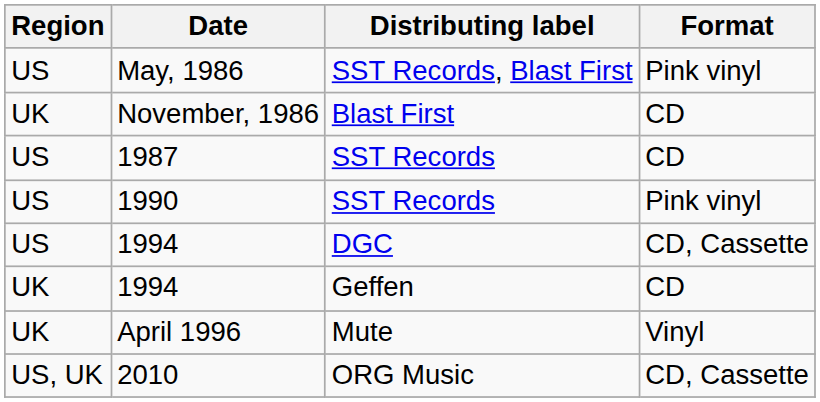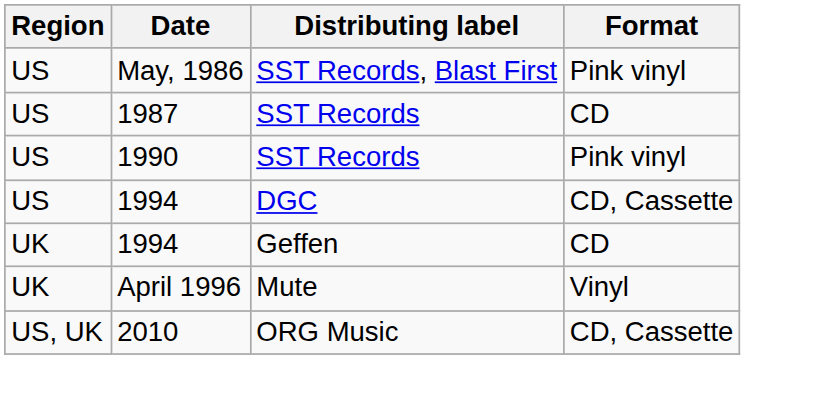- row: (218, 113)
